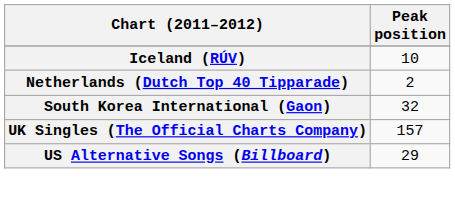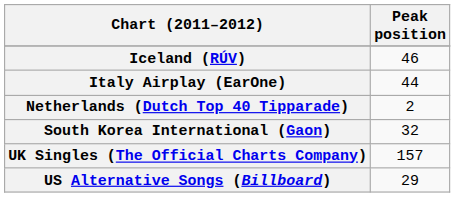(410, 58) 10 -> (410, 58) 46
+ row: (188, 83)
